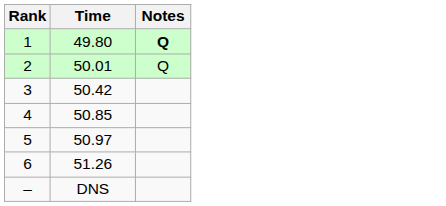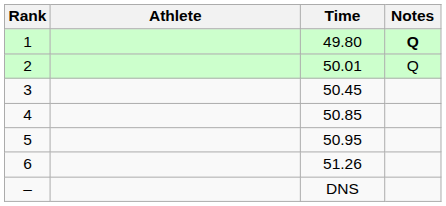+ column: (175, 16)
(93, 90) 50.42 -> (342, 90) 50.45
(93, 139) 50.97 -> (342, 139) 50.95
